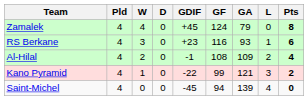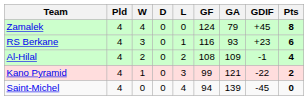columns swapped: (268, 12) <-> (190, 12)
